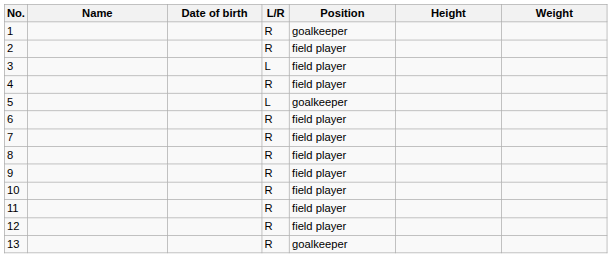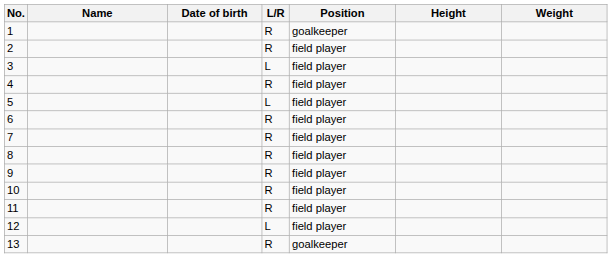(320, 102) goalkeeper -> (319, 102) field player
(269, 226) R -> (268, 226) L
